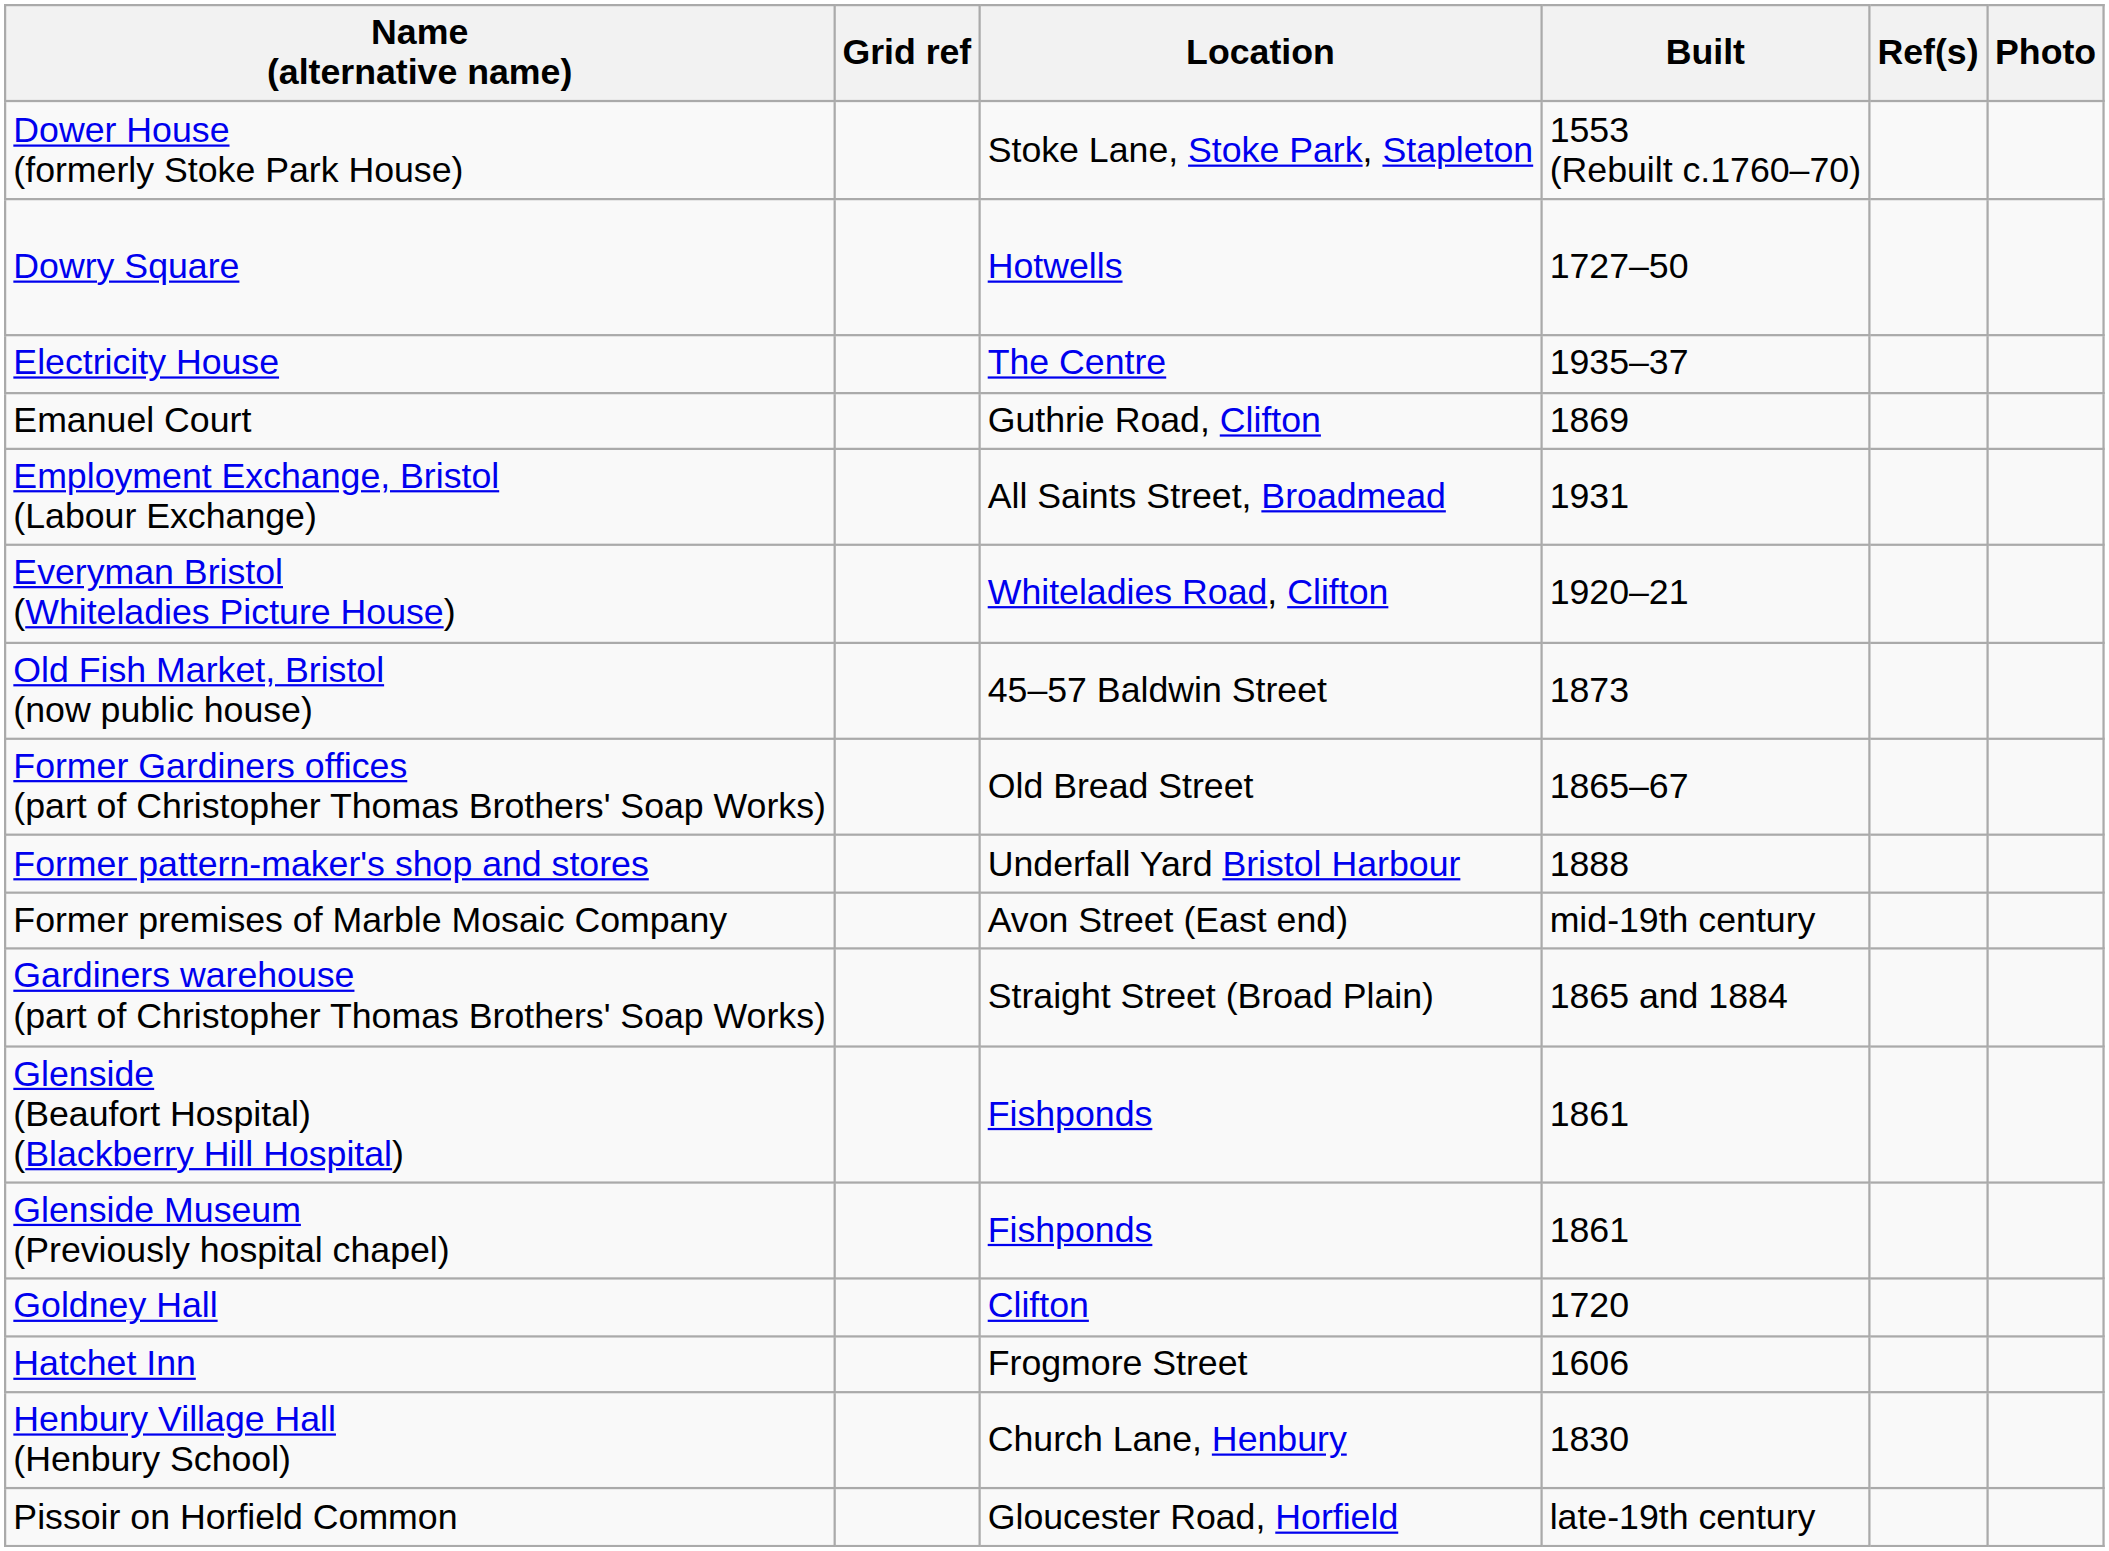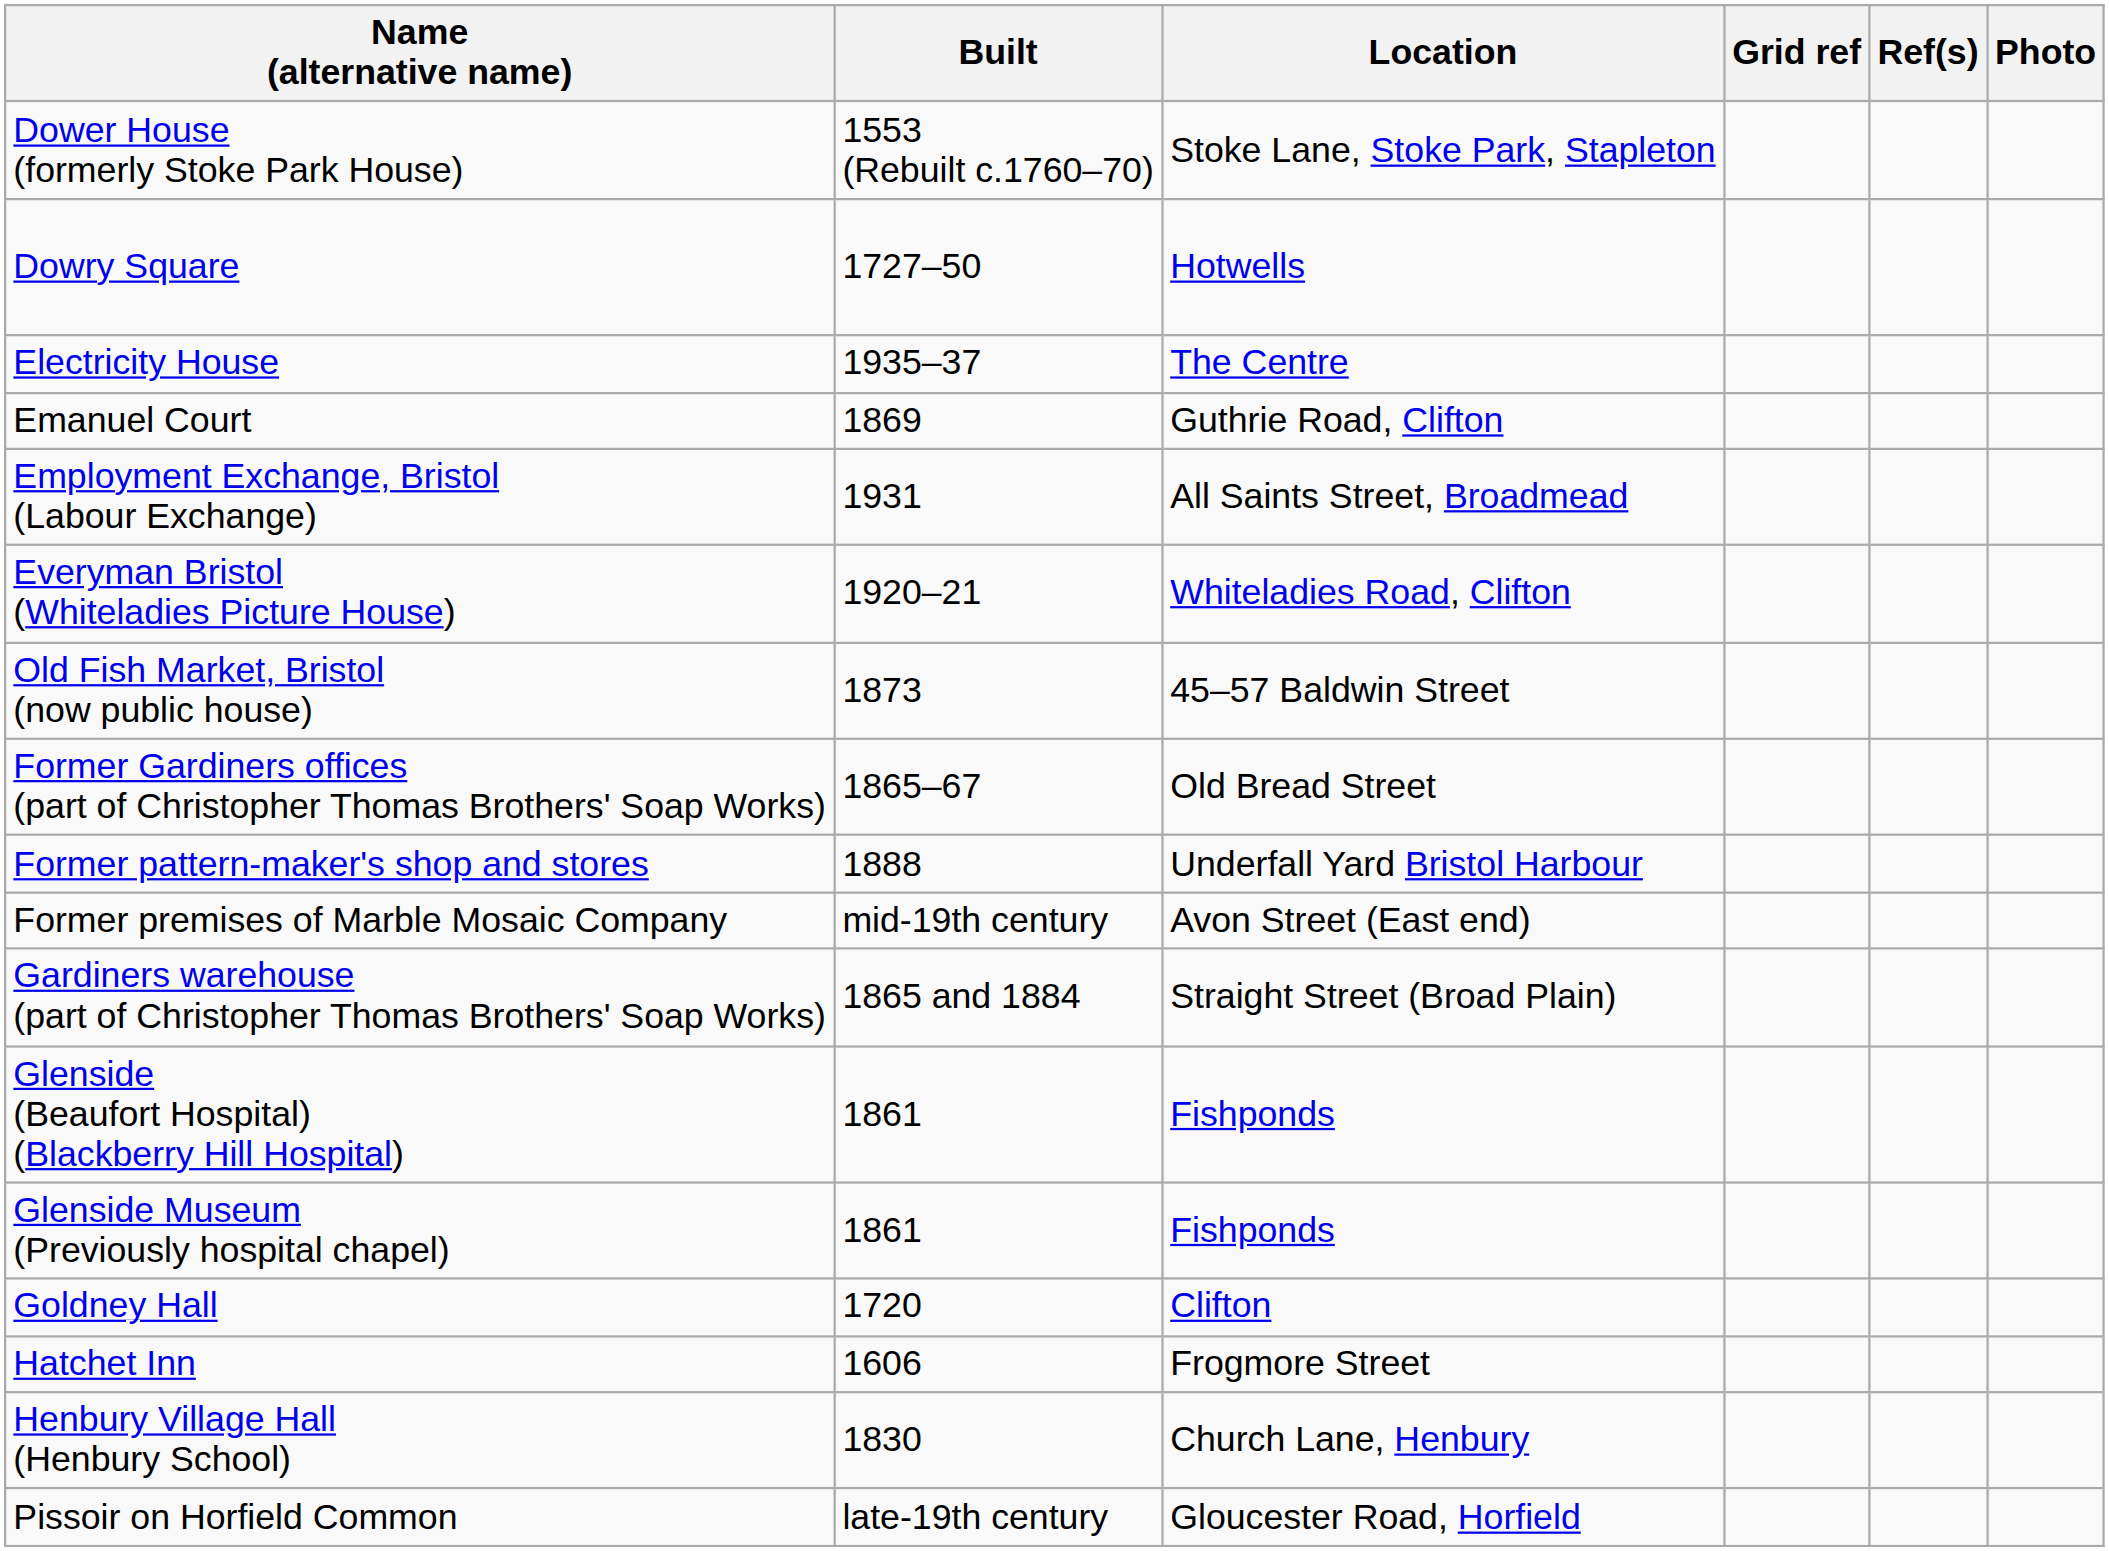columns swapped: (1705, 52) <-> (907, 52)
